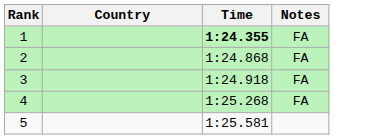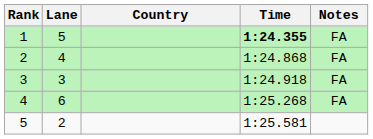+ column: (62, 15)
